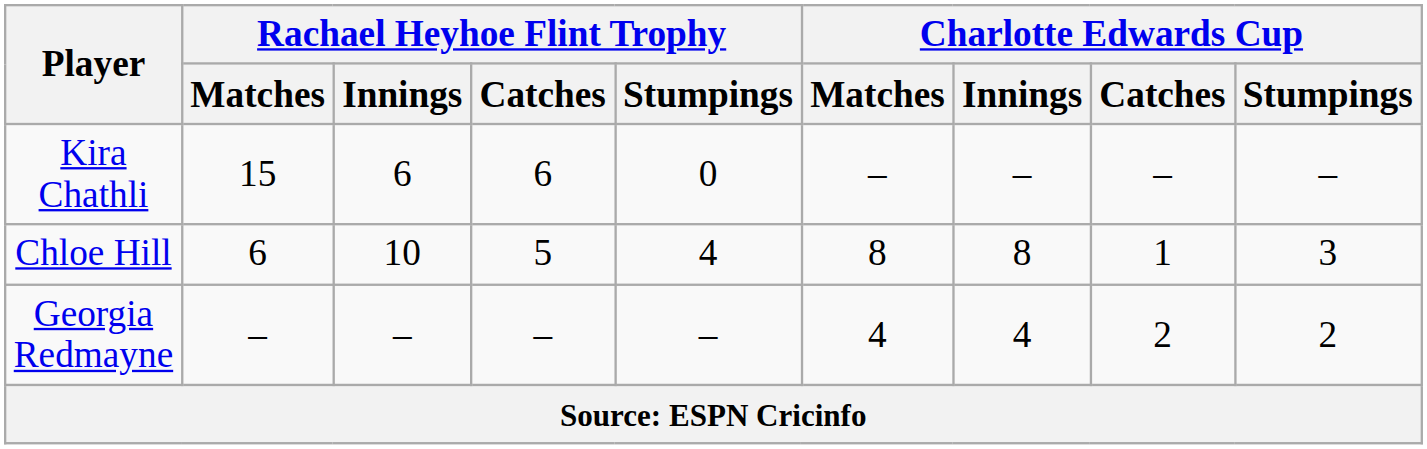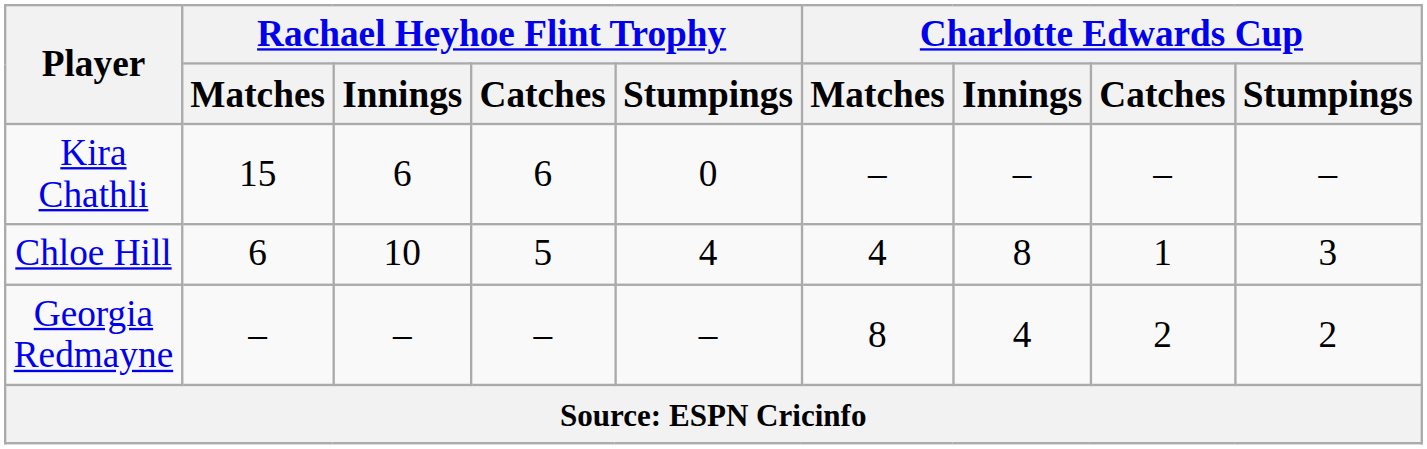(877, 253) 8 -> (877, 253) 4
(877, 333) 4 -> (877, 333) 8
